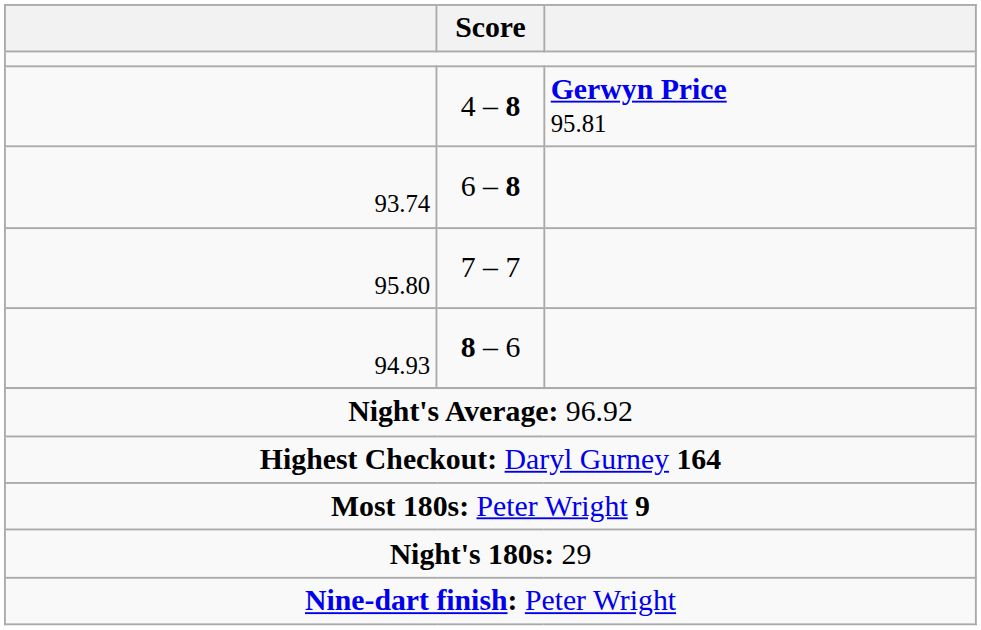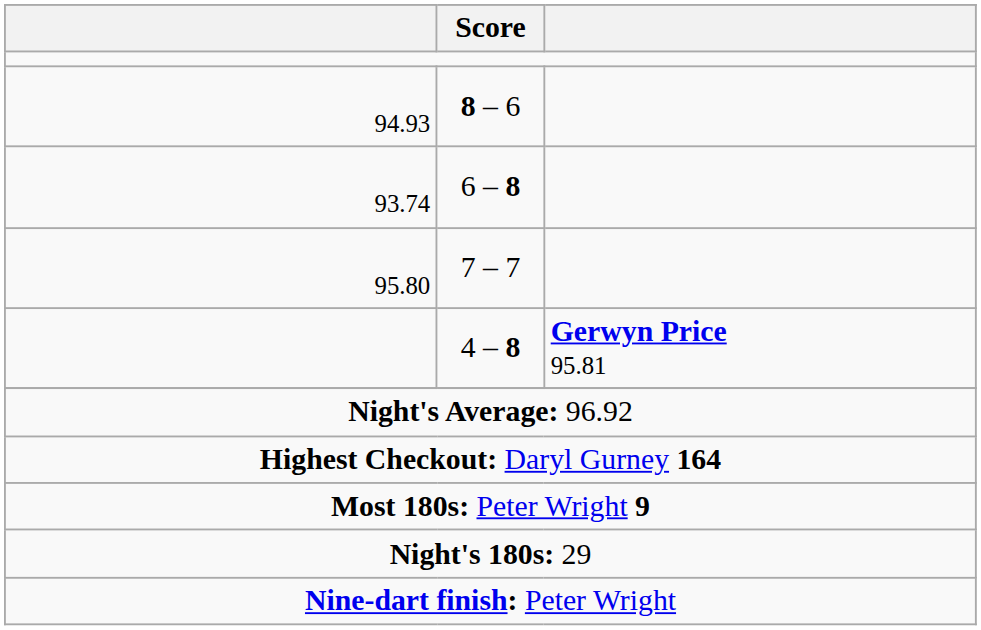rows swapped: (402, 366) <-> (221, 106)
